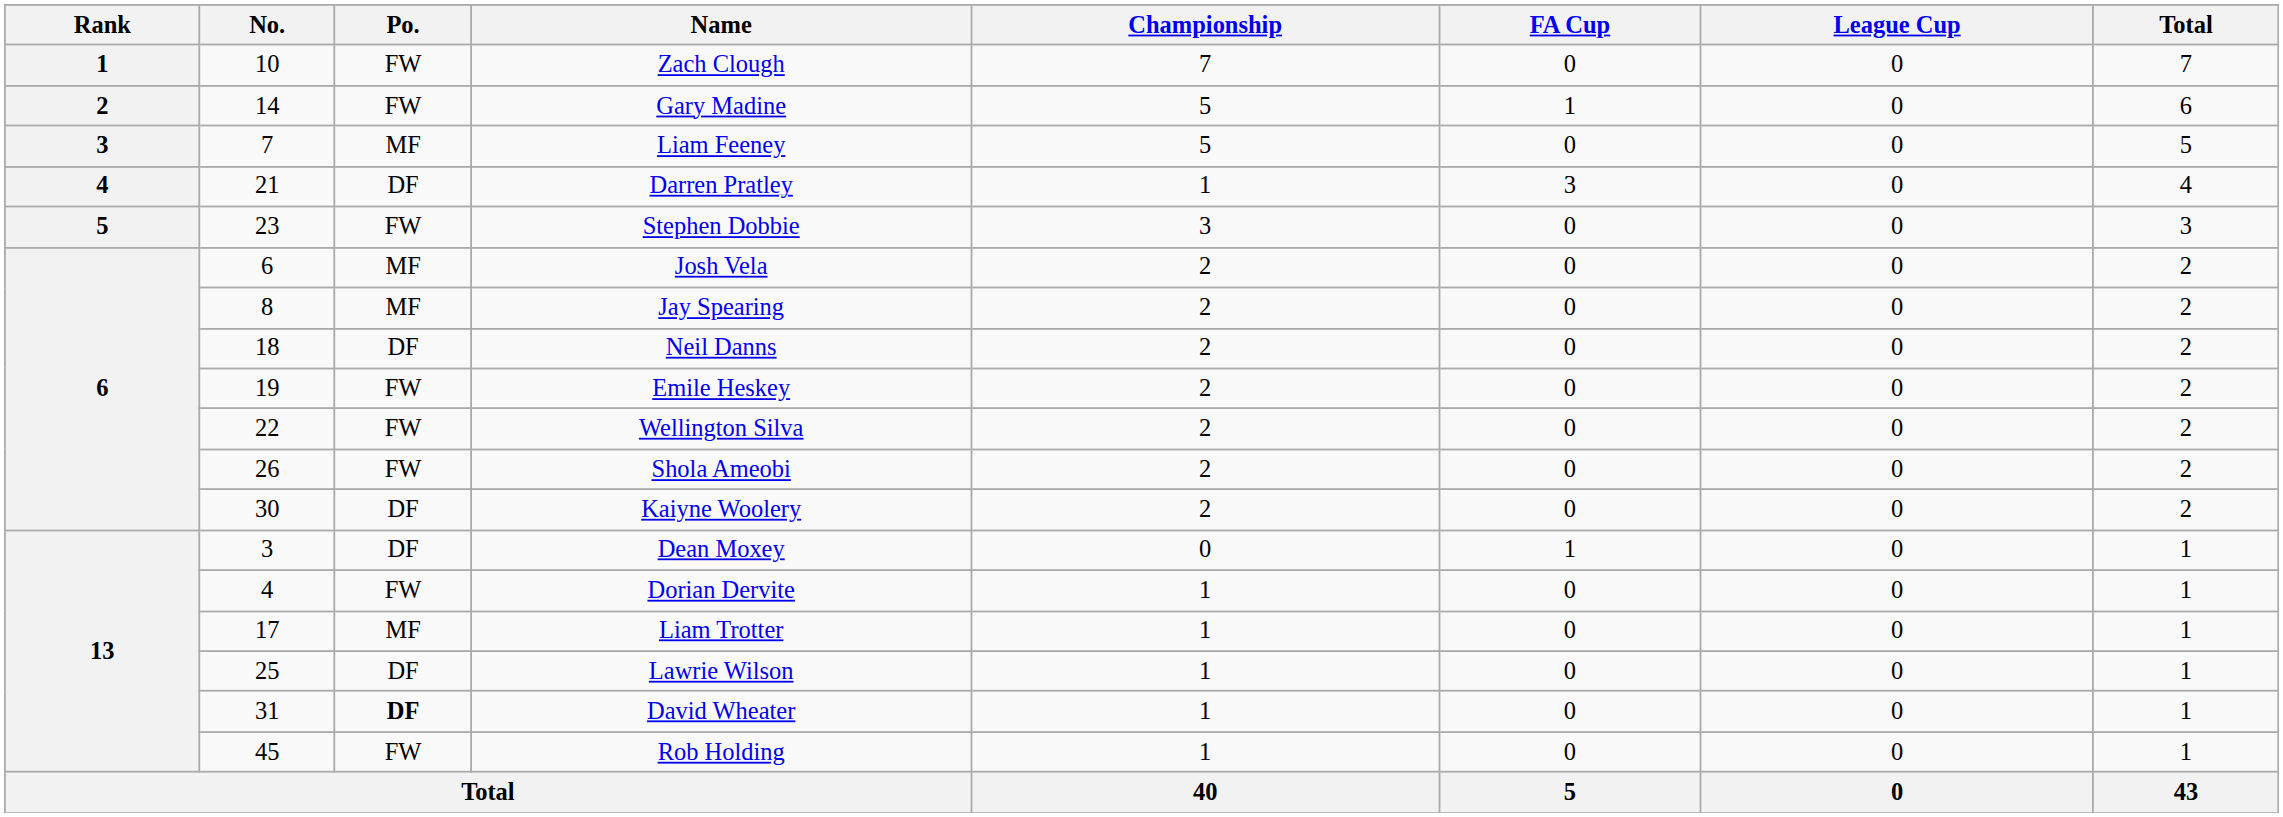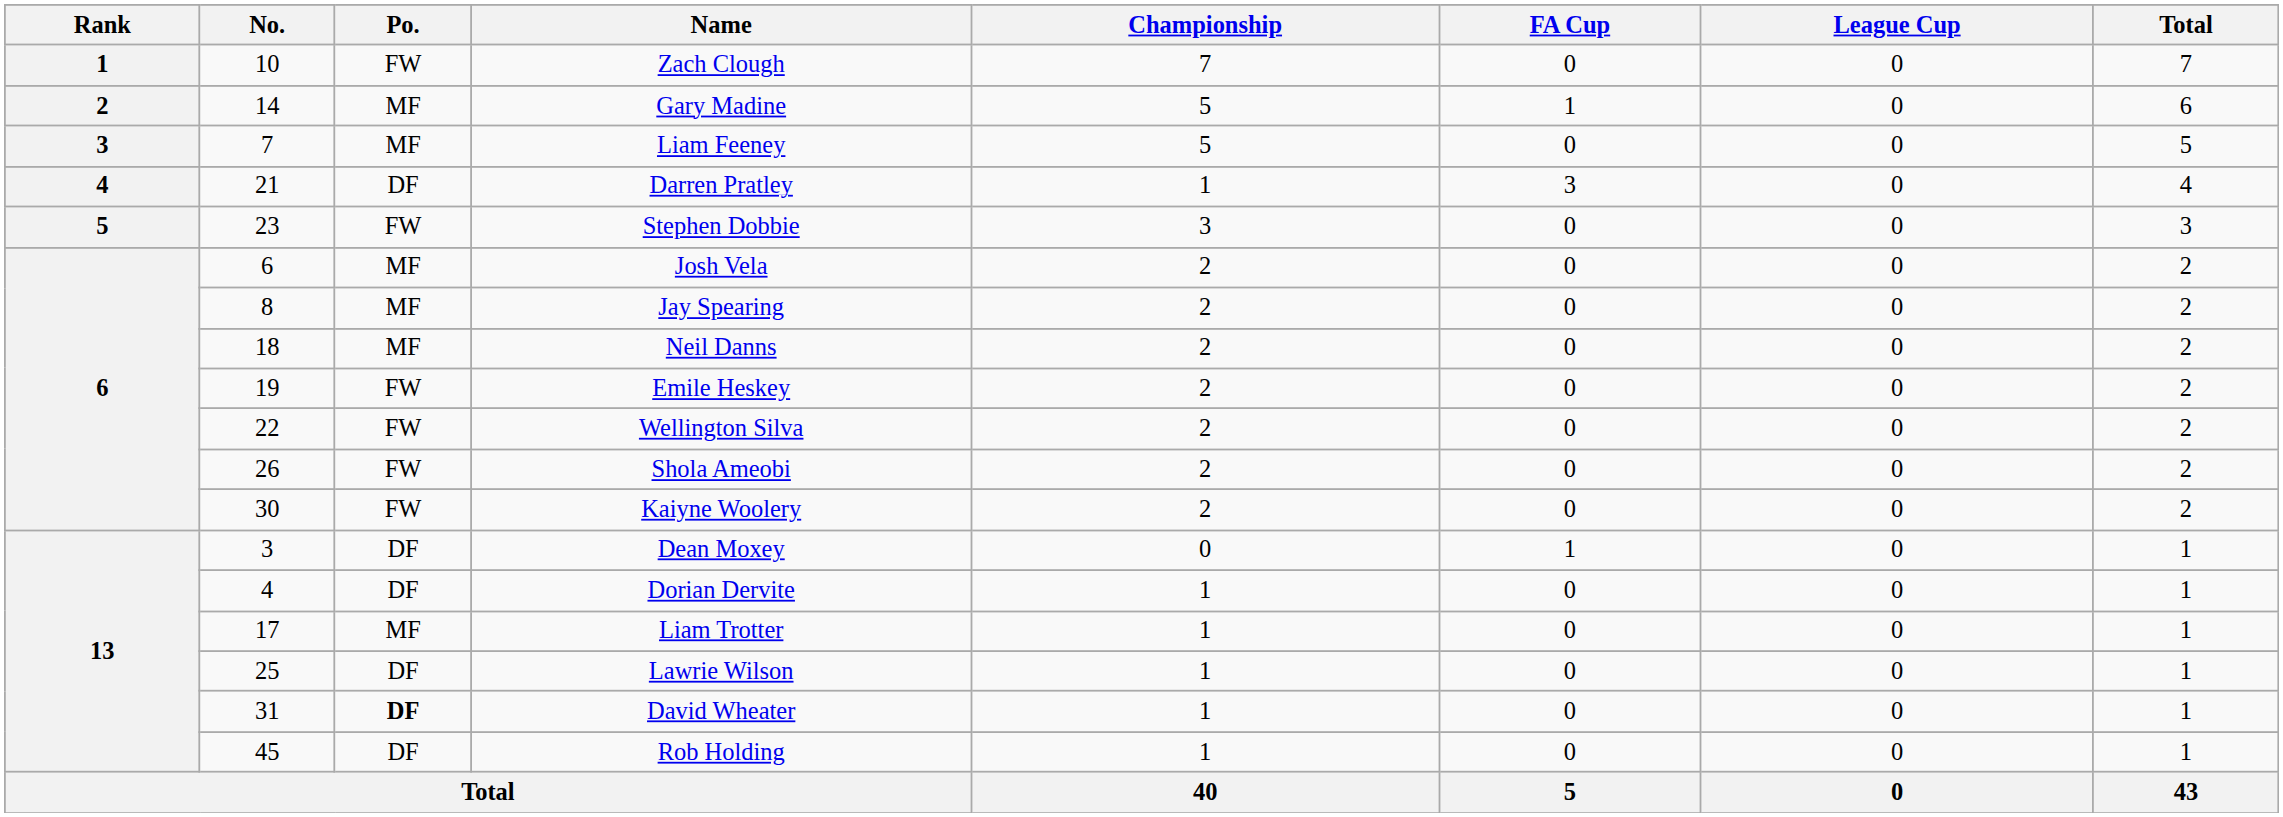(403, 105) FW -> (403, 105) MF
(403, 347) DF -> (403, 347) MF
(403, 508) DF -> (403, 508) FW
(403, 589) FW -> (403, 589) DF
(403, 751) FW -> (403, 751) DF
